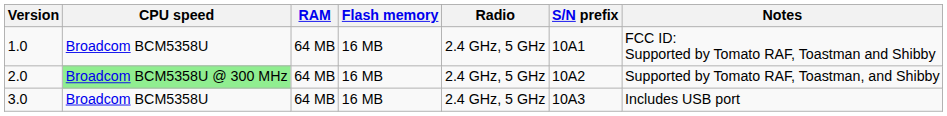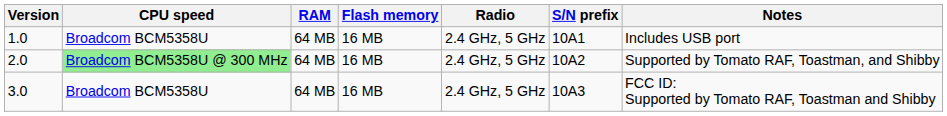(780, 46) FCC ID: Supported by Tomato RAF, Toastman and Shibby -> (682, 38) Includes USB port
(682, 99) Includes USB port -> (780, 91) FCC ID: Supported by Tomato RAF, Toastman and Shibby
